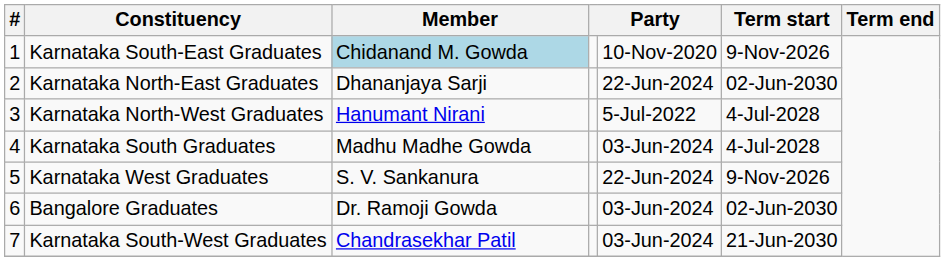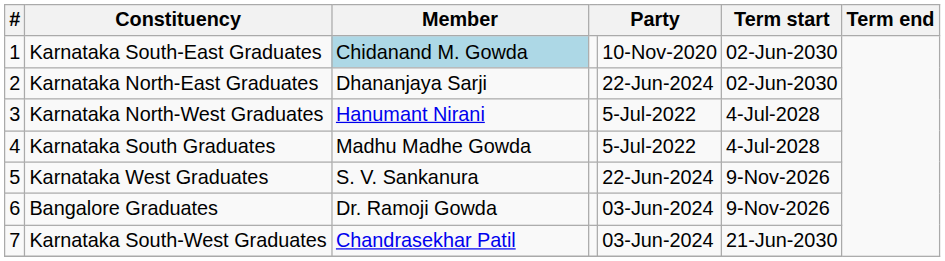(778, 51) 9-Nov-2026 -> (782, 51) 02-Jun-2030
(658, 146) 03-Jun-2024 -> (649, 146) 5-Jul-2022
(782, 209) 02-Jun-2030 -> (778, 209) 9-Nov-2026
